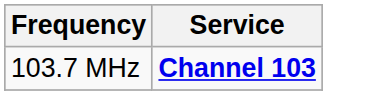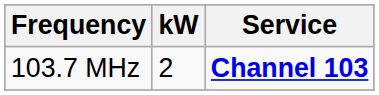+ column: (178, 25)
